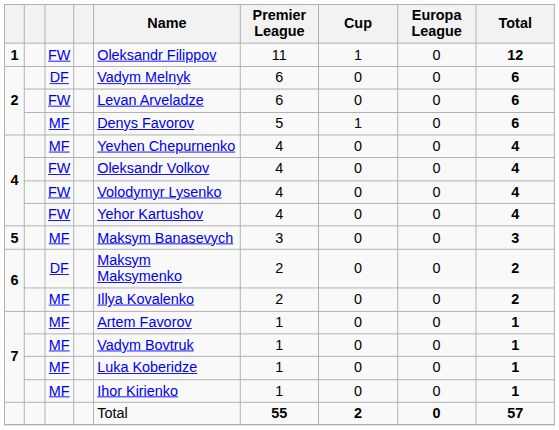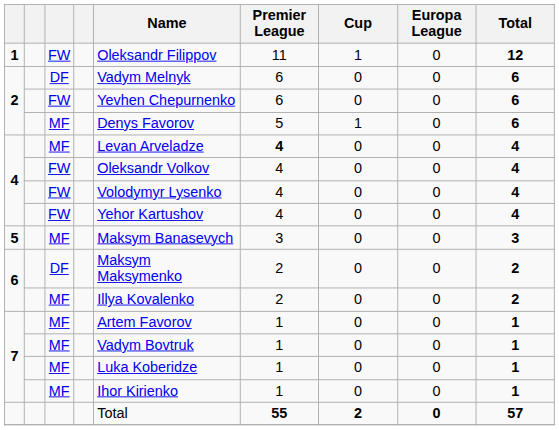(150, 100) Levan Arveladze -> (166, 100) Yevhen Chepurnenko
(166, 146) Yevhen Chepurnenko -> (150, 146) Levan Arveladze
(279, 146) normal -> (279, 146) bold
